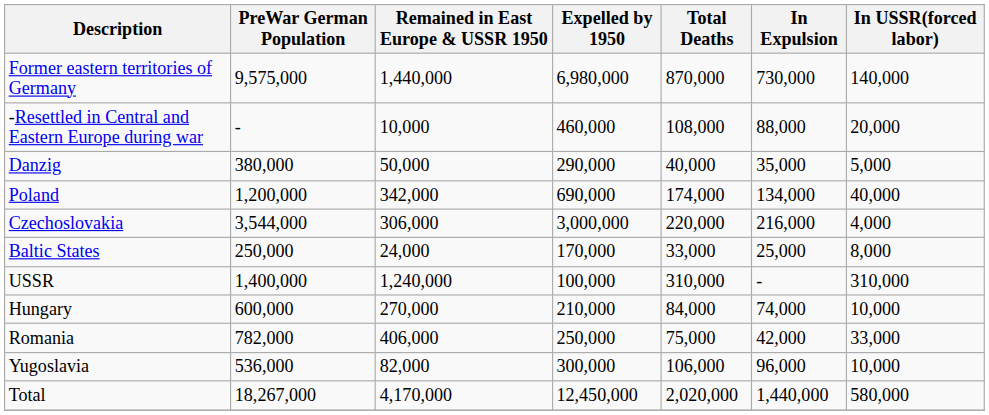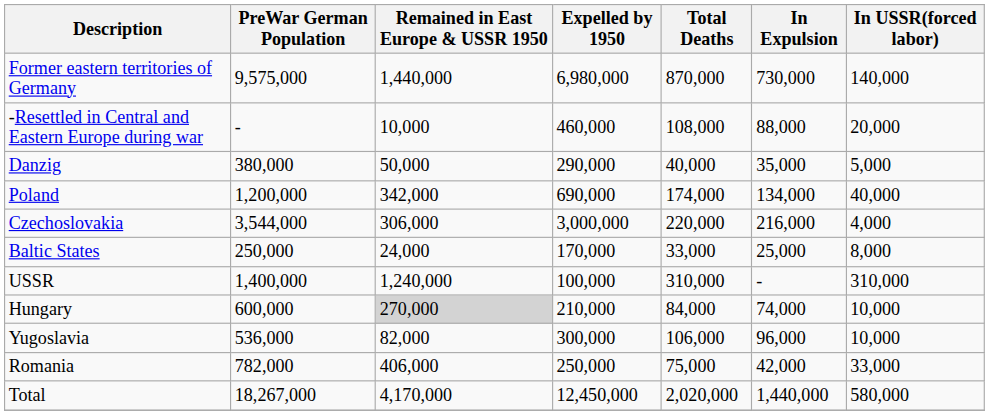(409, 309) no background -> (409, 309) lightgrey background
rows swapped: (41, 337) <-> (49, 366)
